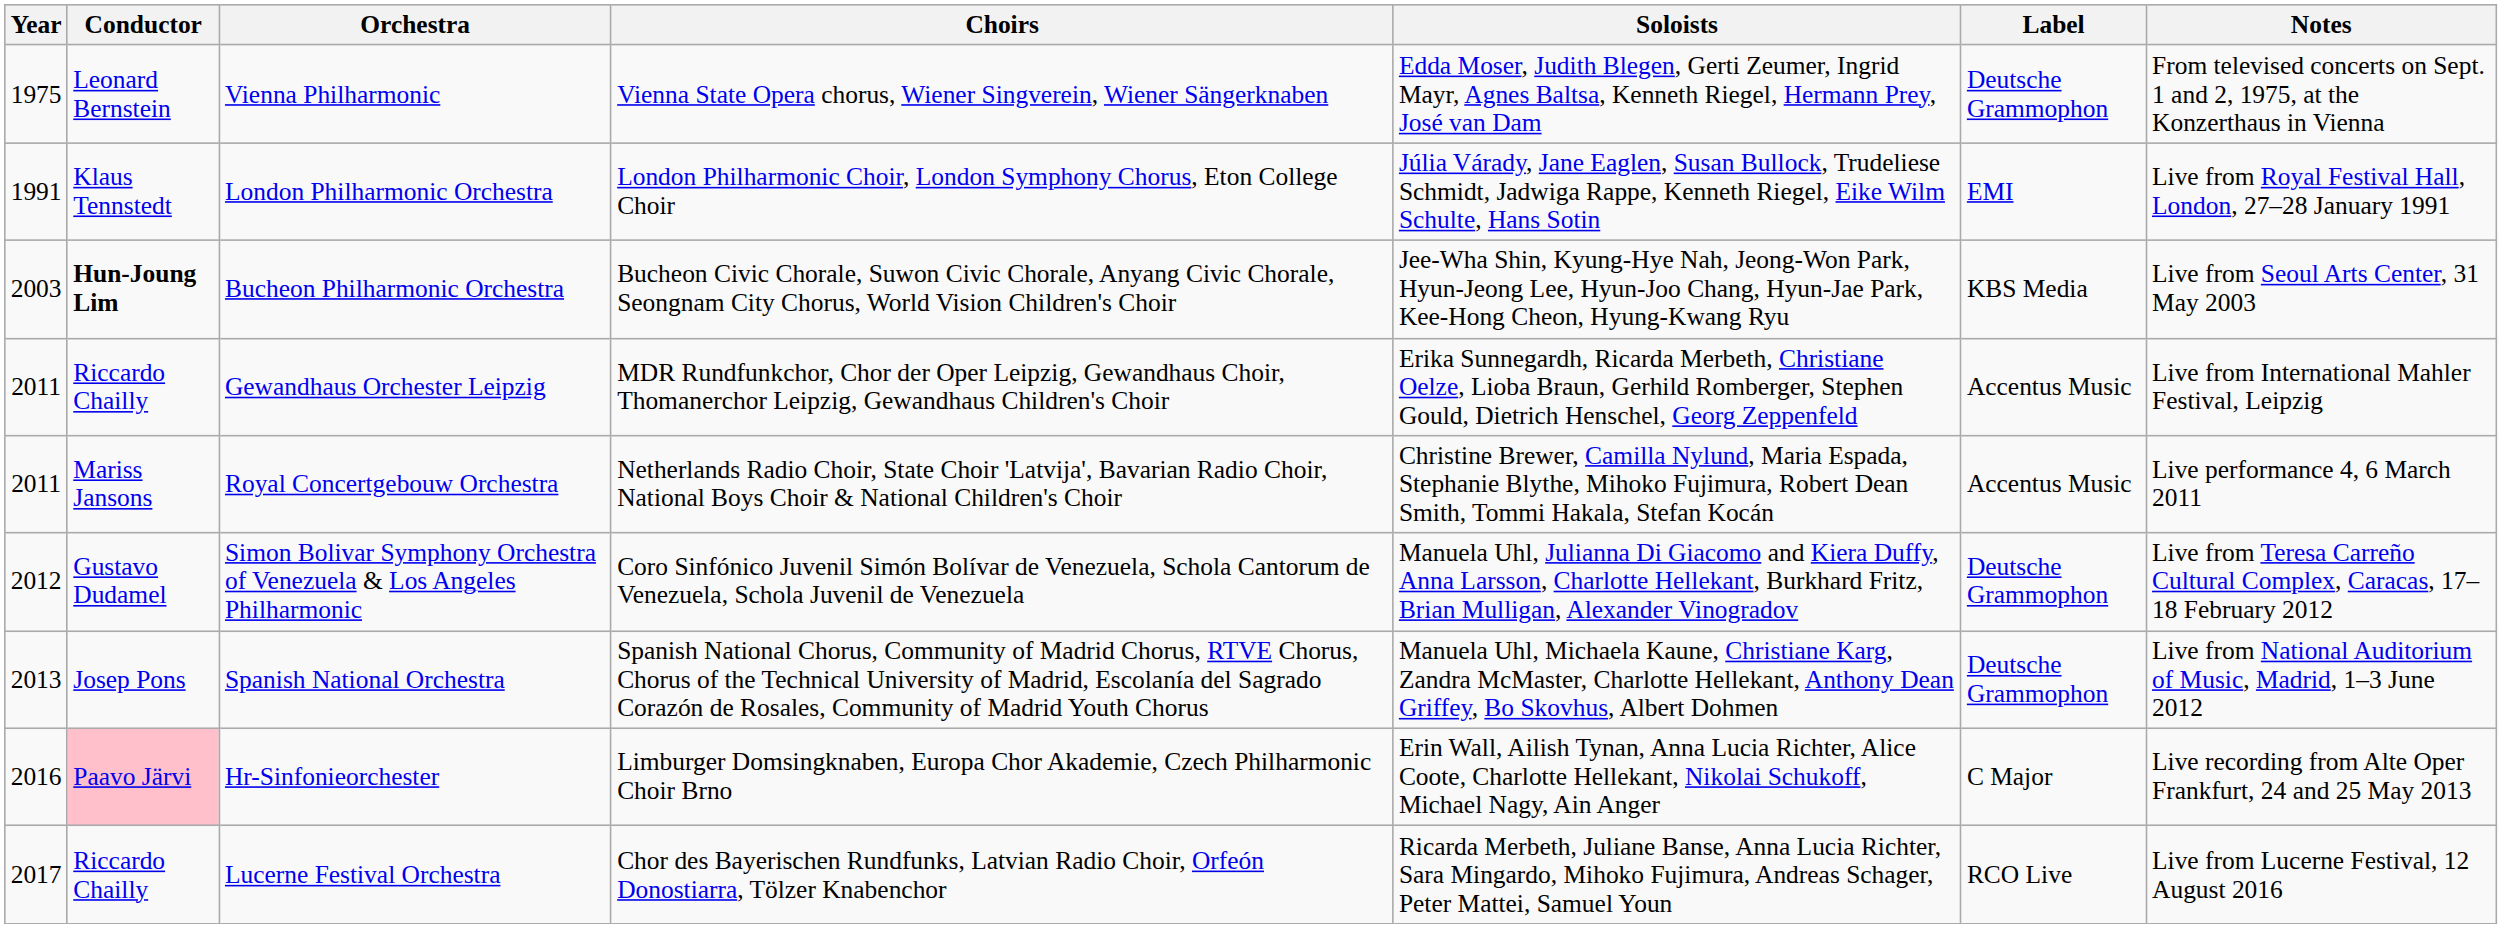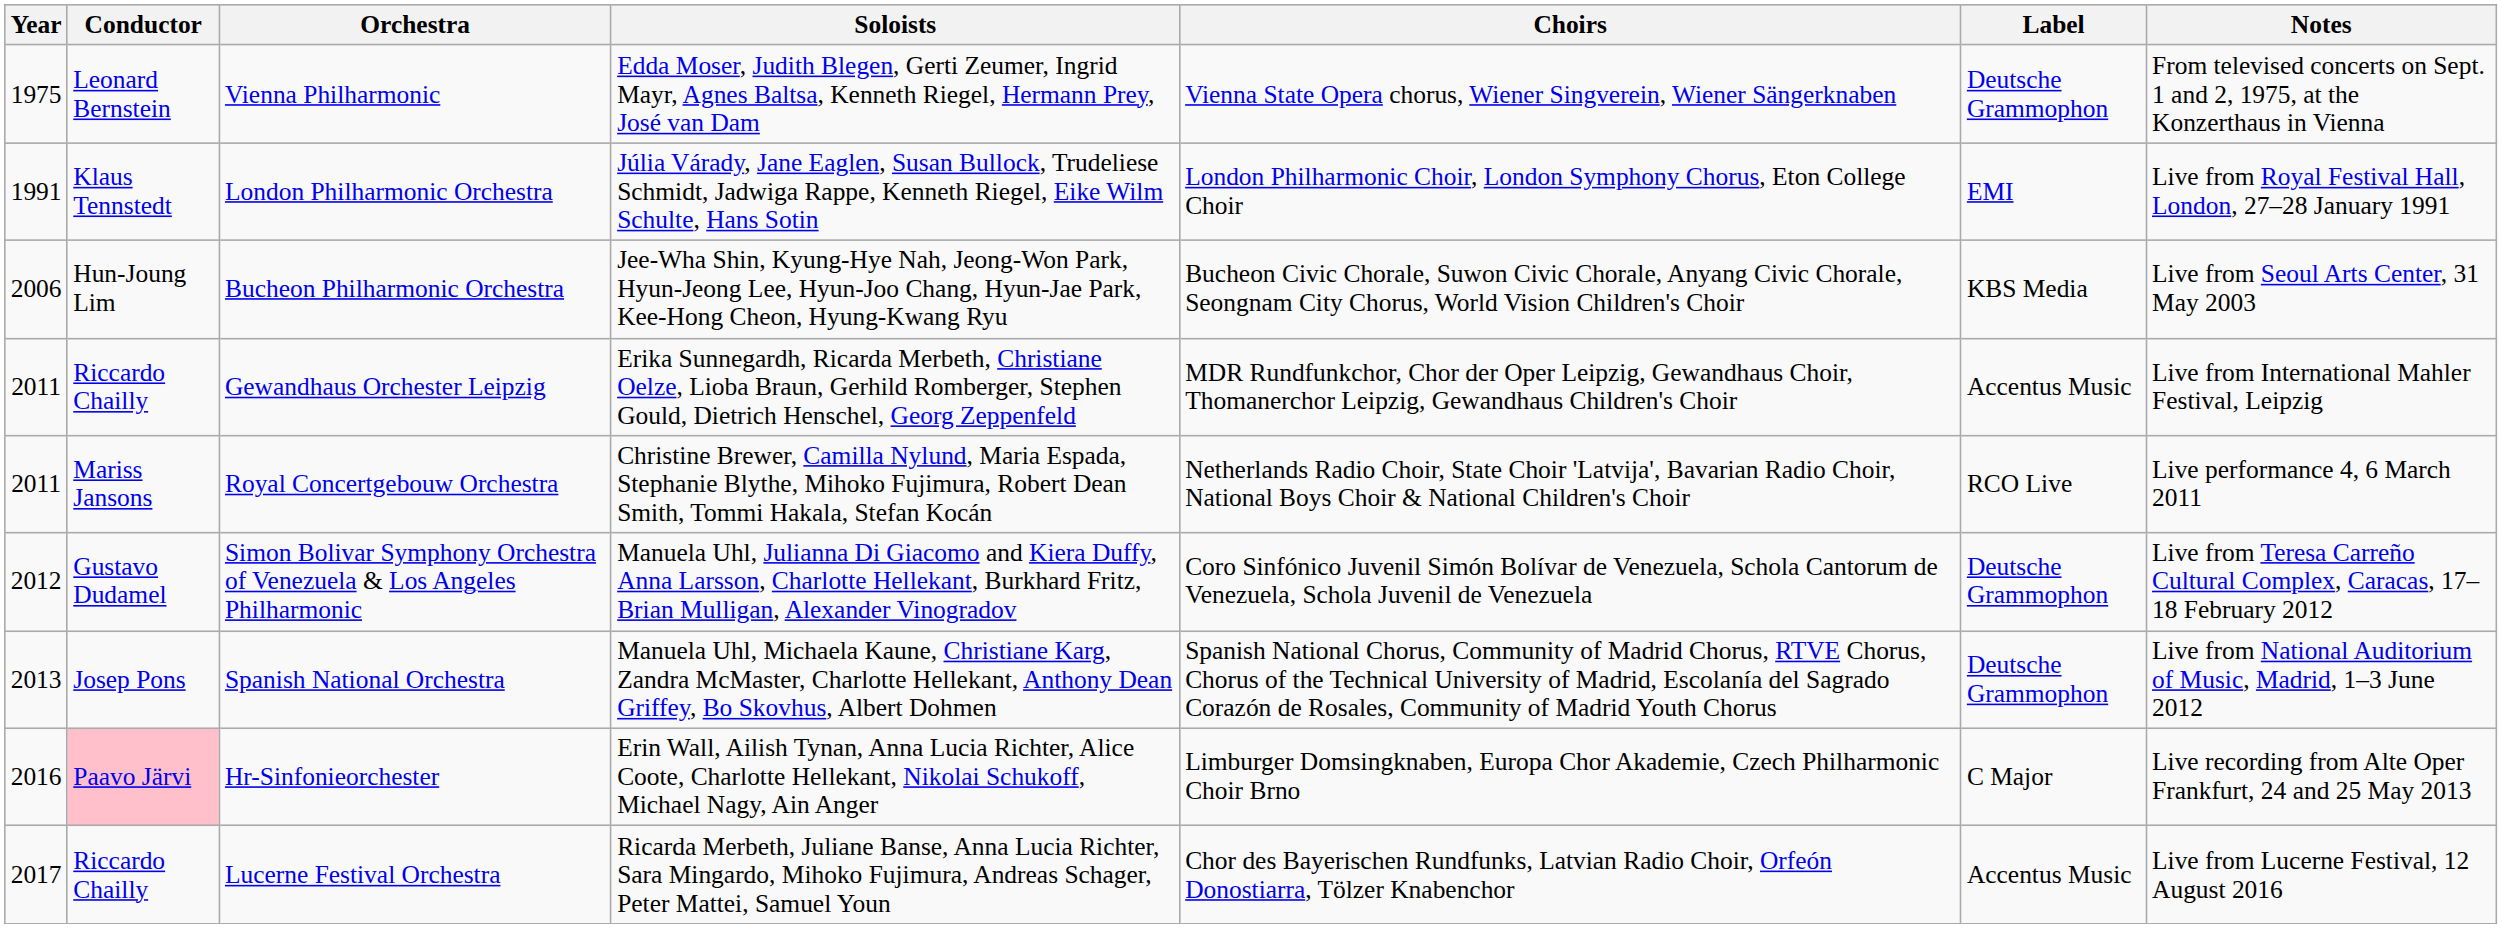columns swapped: (1677, 24) <-> (1002, 24)
(36, 288) 2003 -> (36, 288) 2006
(135, 288) bold -> (130, 288) normal
(2049, 483) Accentus Music -> (2020, 483) RCO Live
(2020, 874) RCO Live -> (2049, 874) Accentus Music
